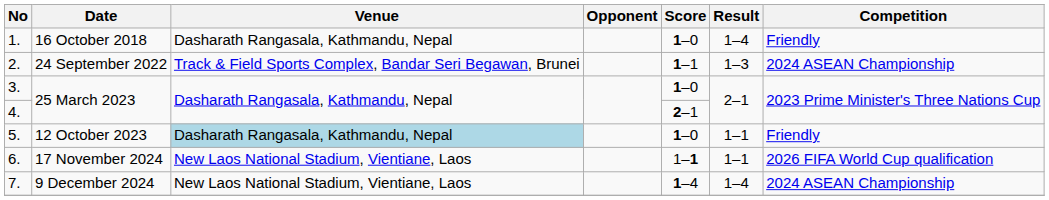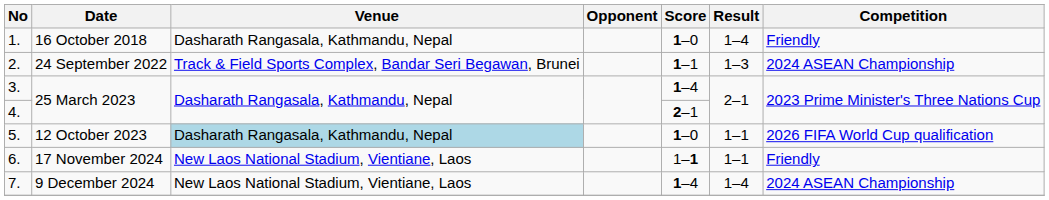(685, 87) 1–0 -> (685, 87) 1–4
(793, 135) Friendly -> (880, 135) 2026 FIFA World Cup qualification
(880, 159) 2026 FIFA World Cup qualification -> (793, 159) Friendly
